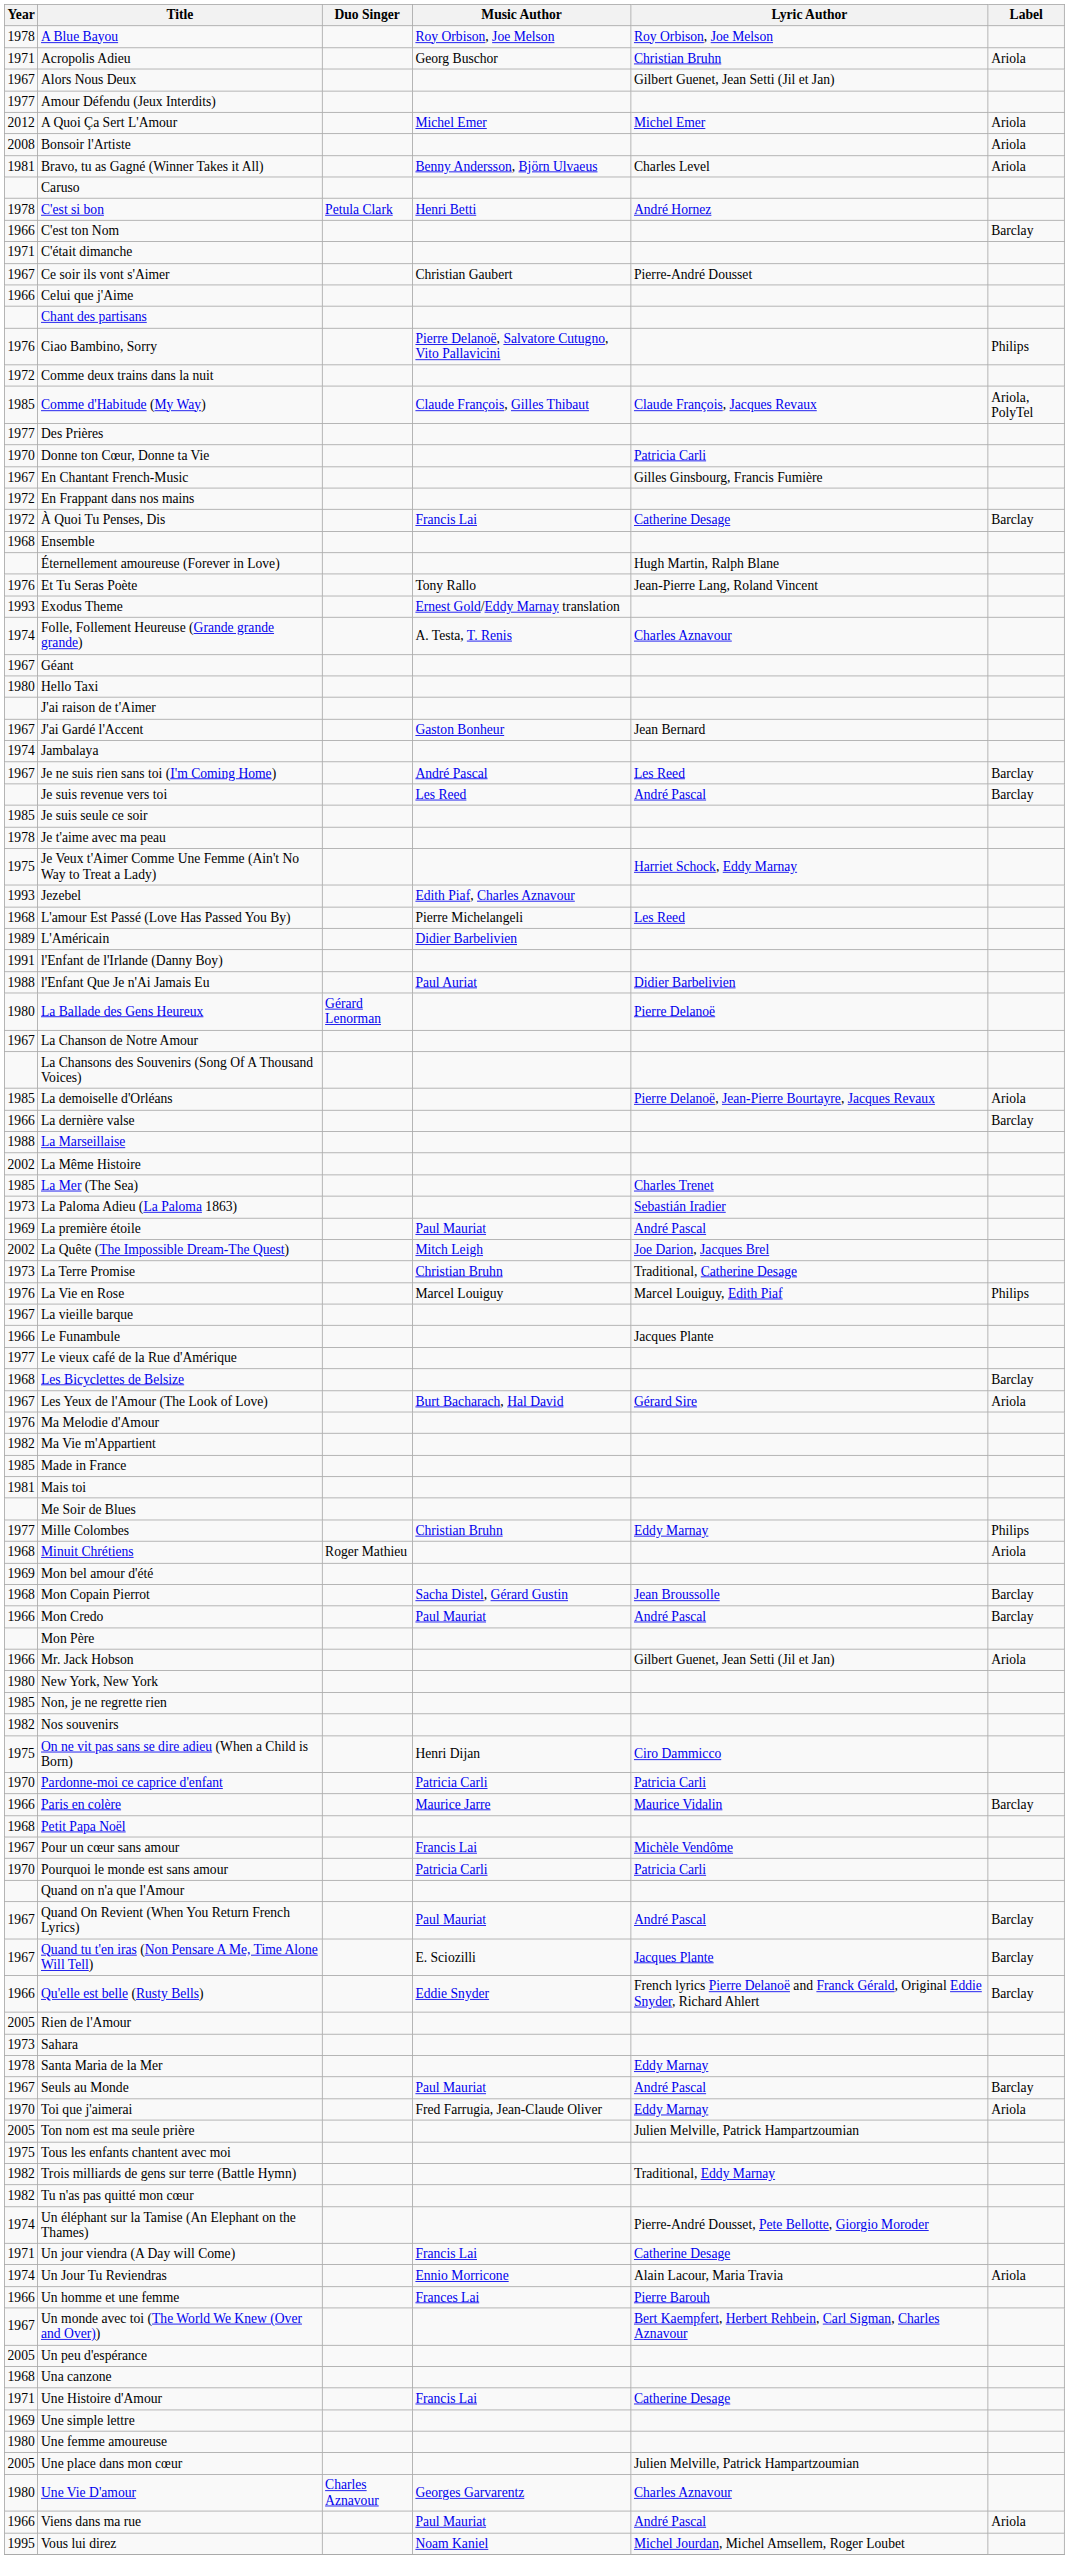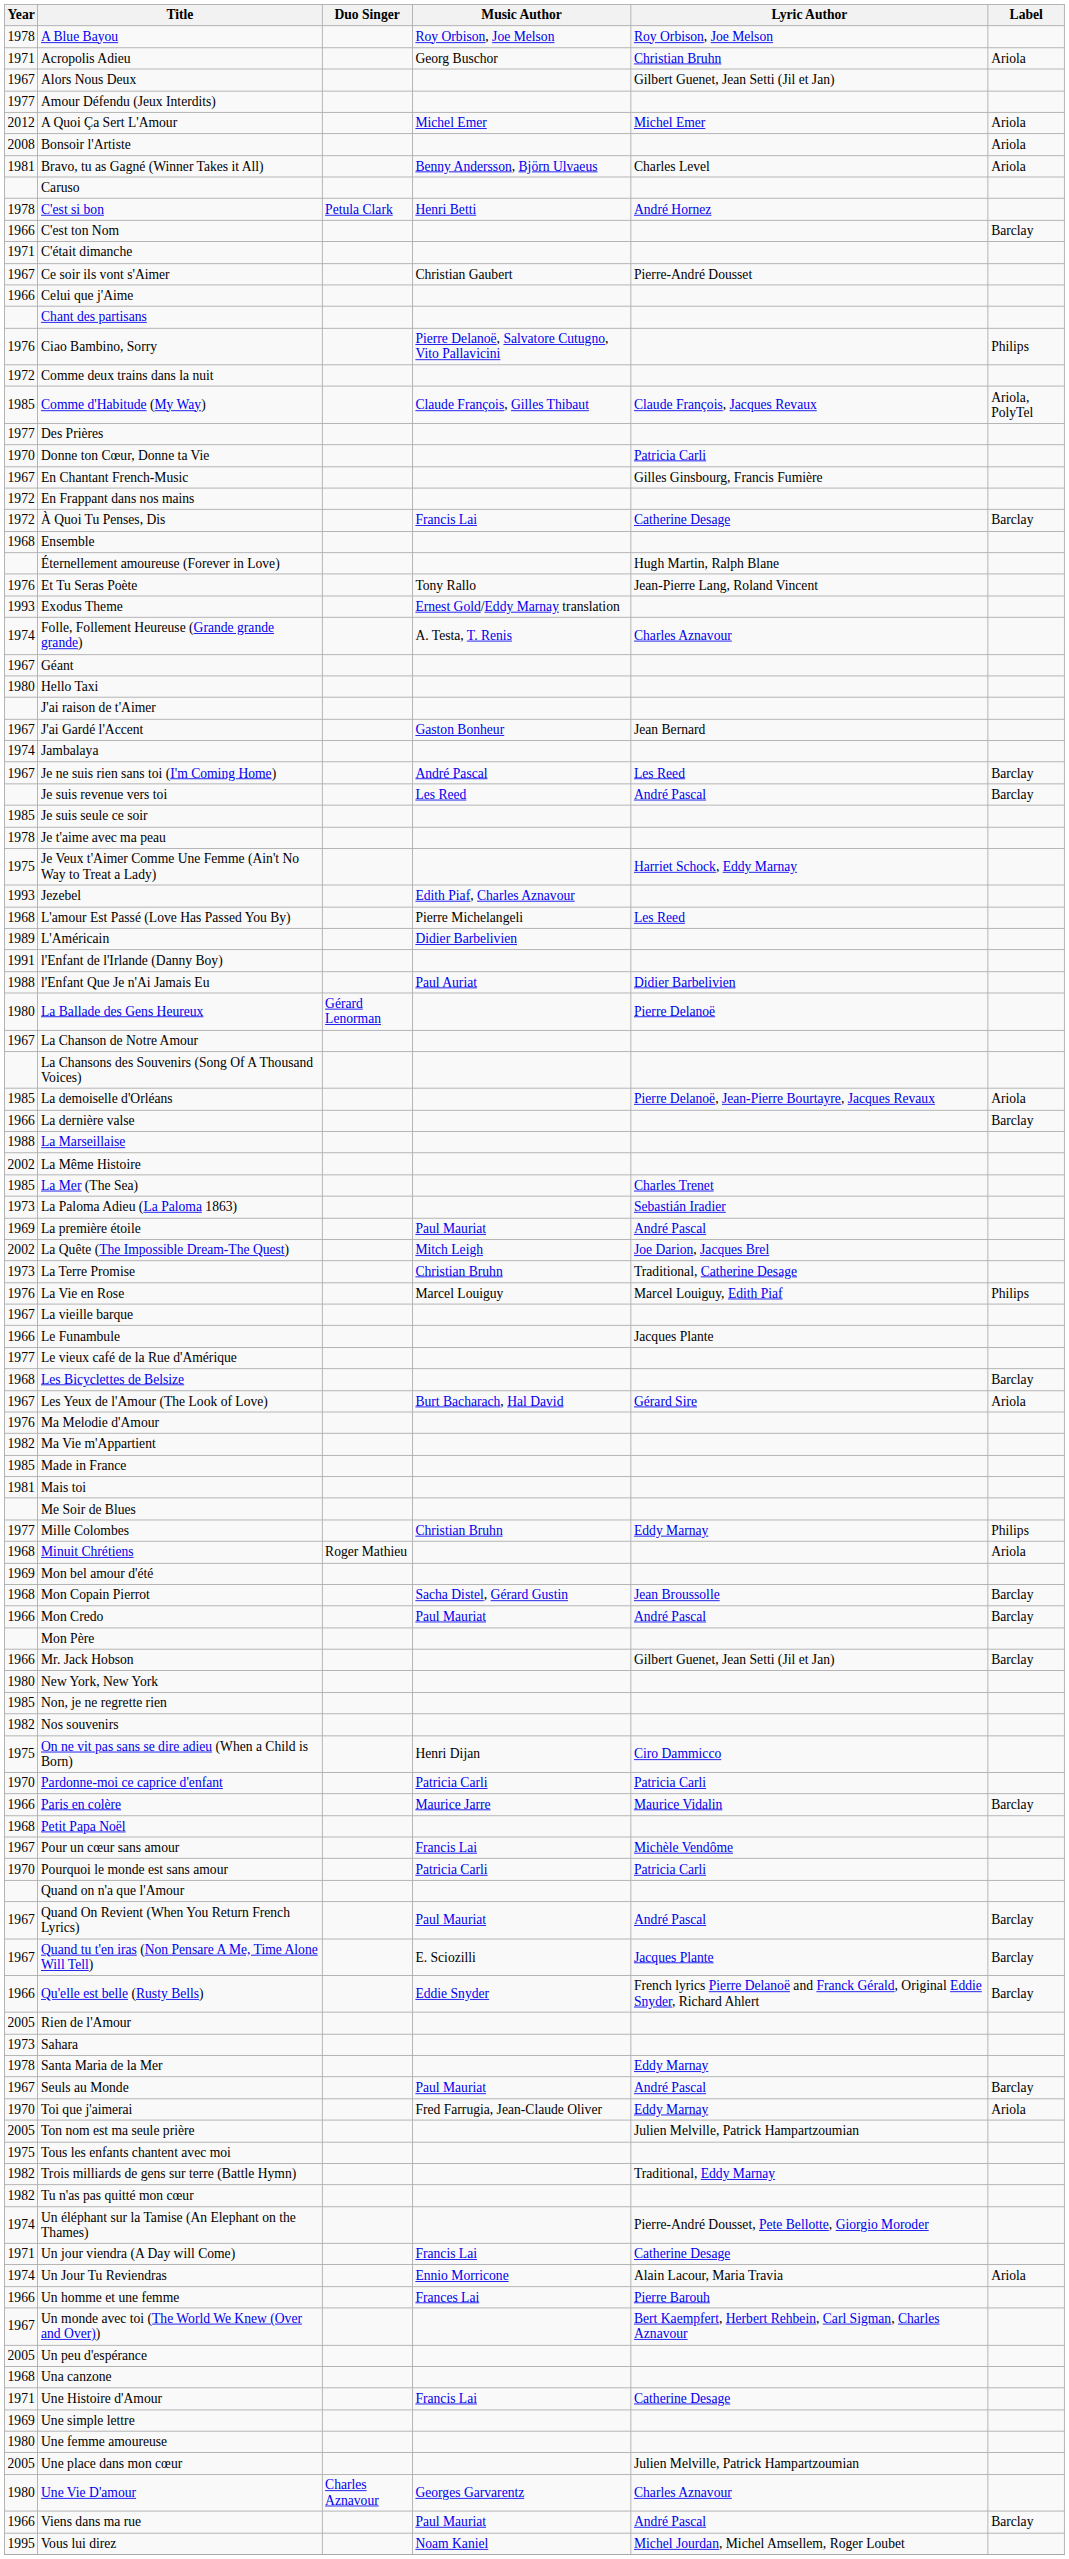(1009, 1660) Ariola -> (1012, 1660) Barclay
(1009, 2522) Ariola -> (1012, 2522) Barclay
